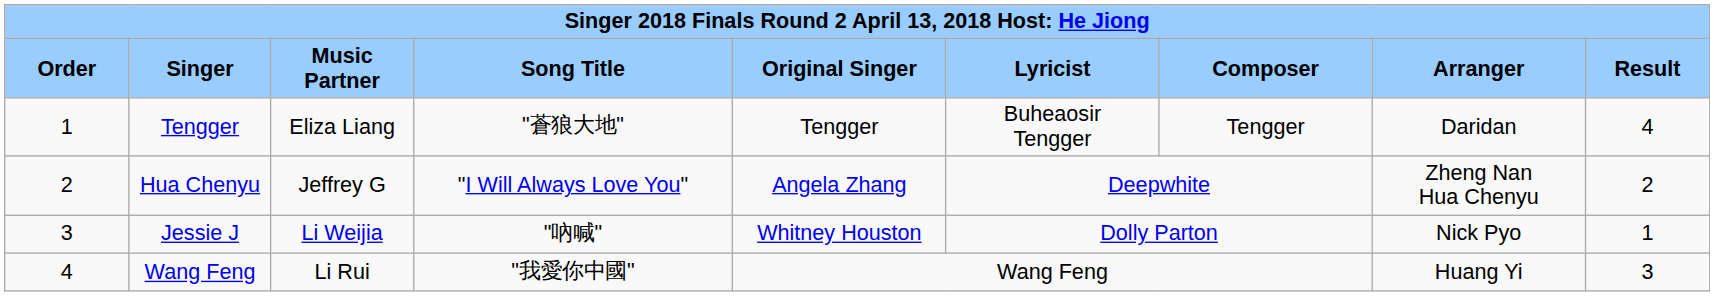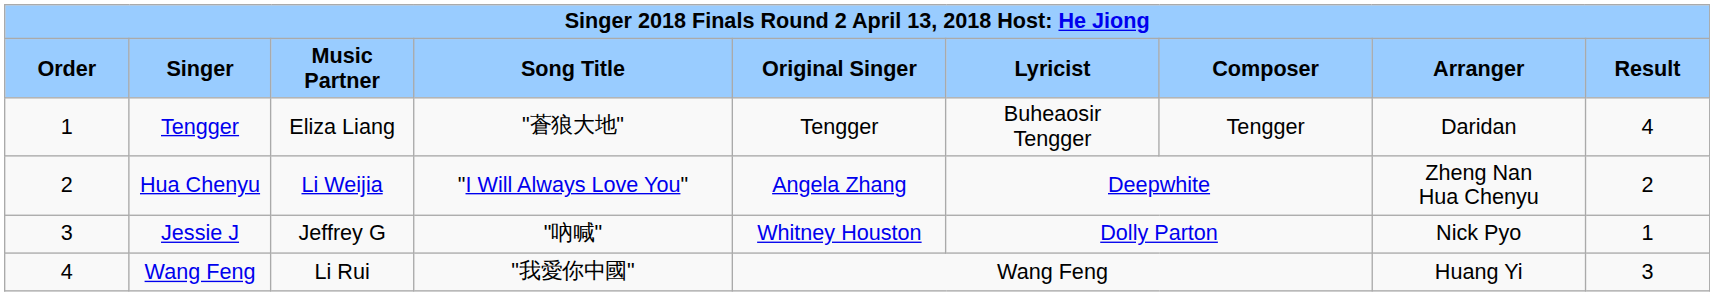(342, 185) Jeffrey G -> (342, 185) Li Weijia
(342, 233) Li Weijia -> (342, 233) Jeffrey G
